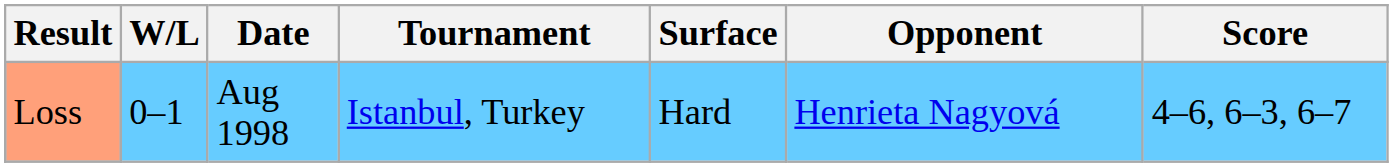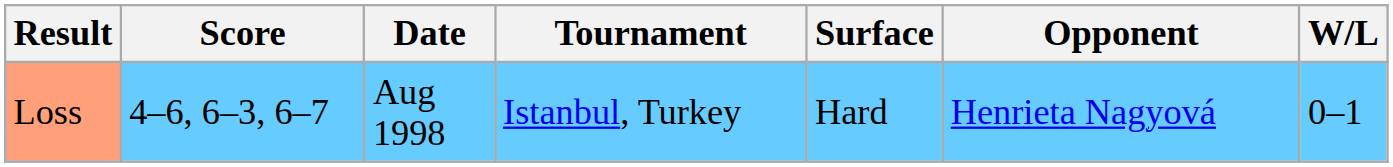columns swapped: (164, 33) <-> (1265, 33)
